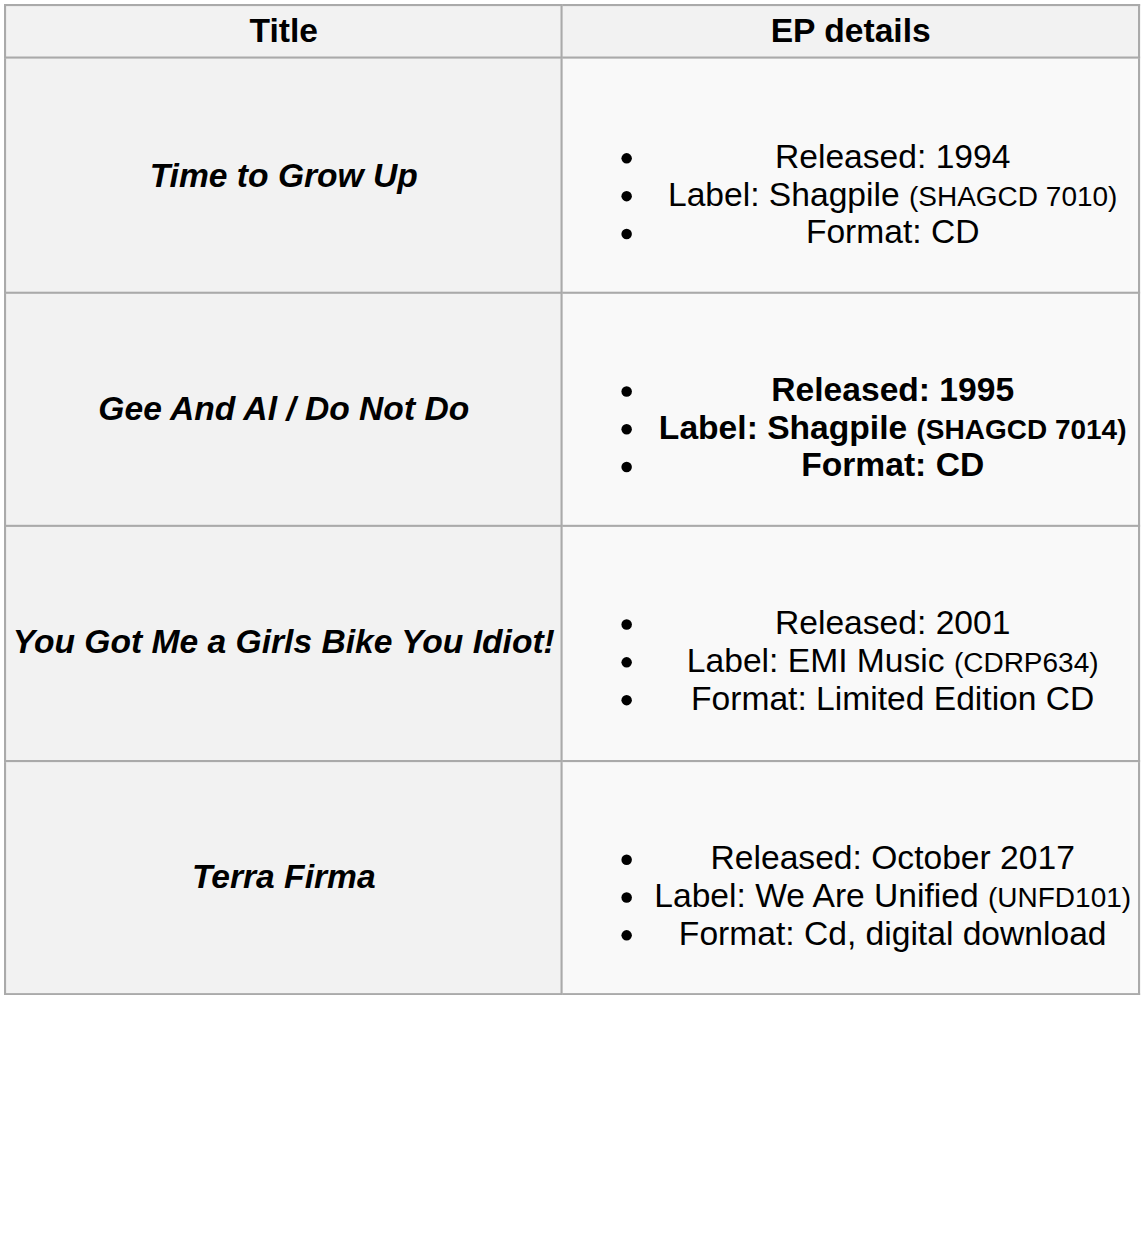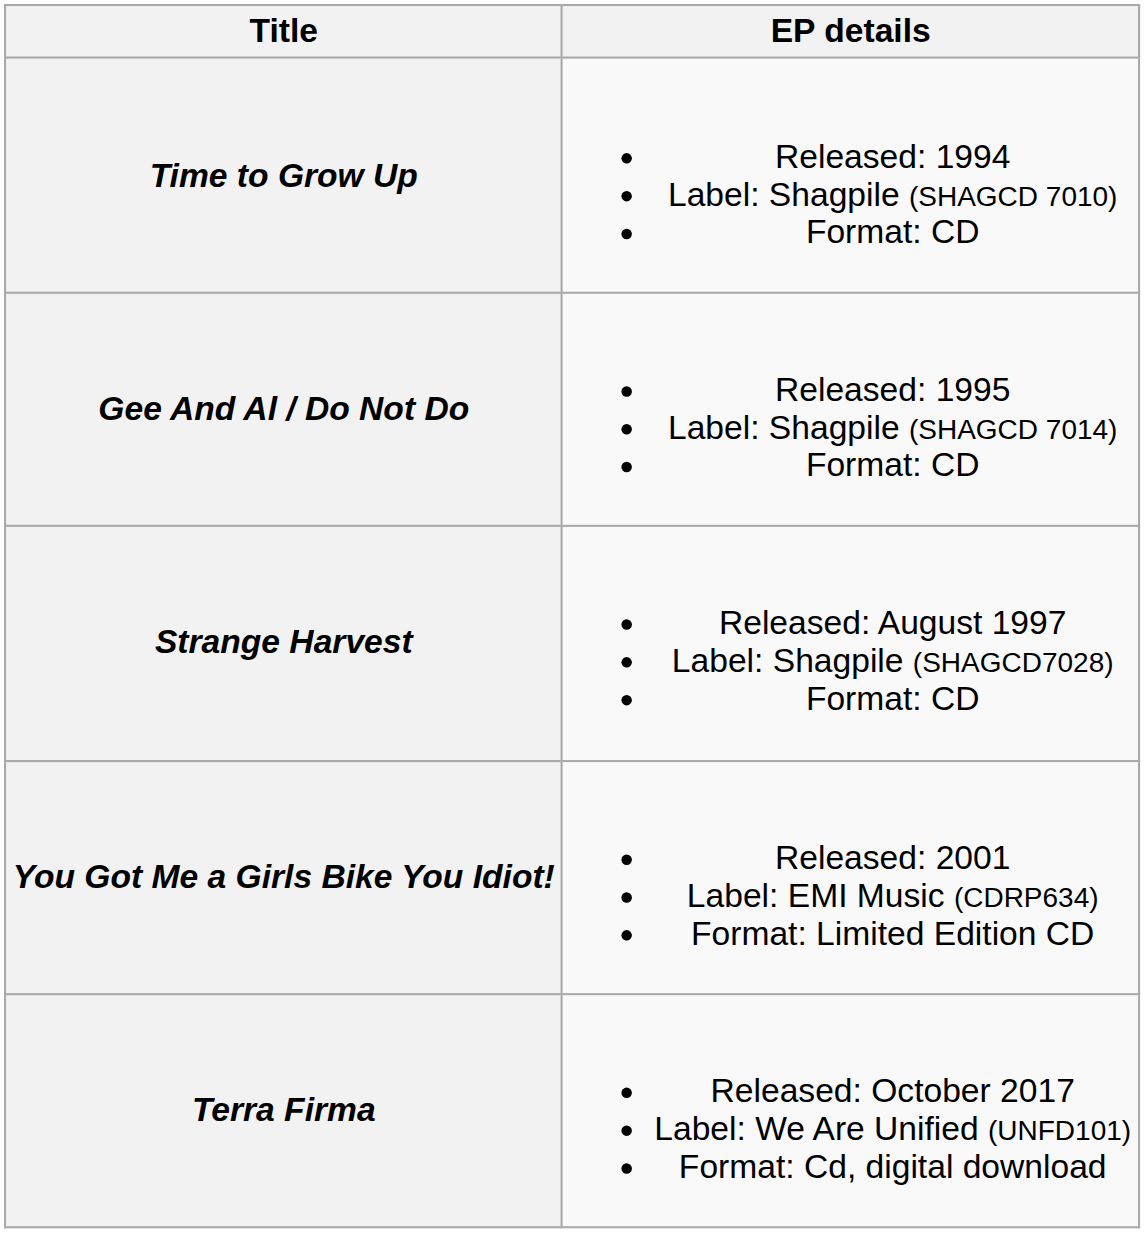(851, 428) bold -> (851, 428) normal
+ row: (284, 642)
